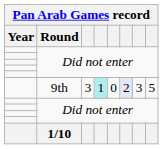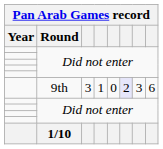(101, 87) paleturquoise background -> (101, 87) no background
(152, 87) 5 -> (152, 87) 6
